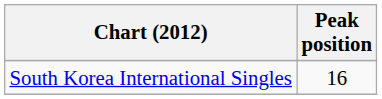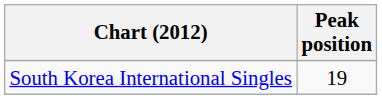(337, 77) 16 -> (337, 77) 19
